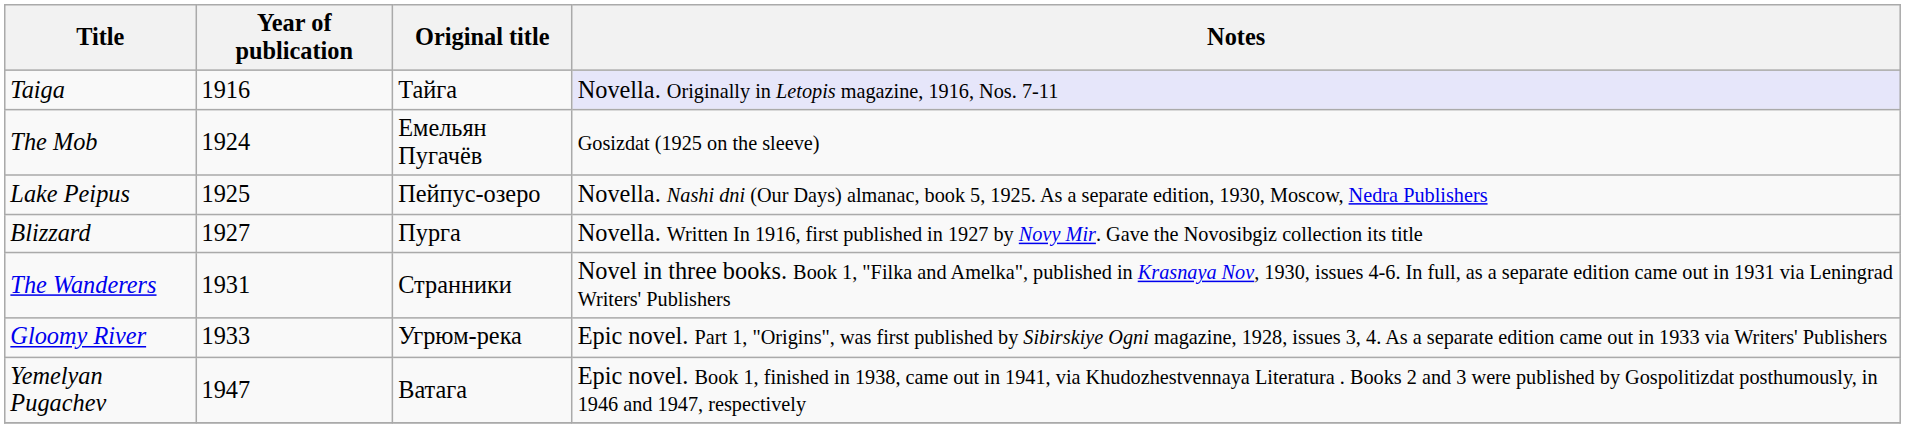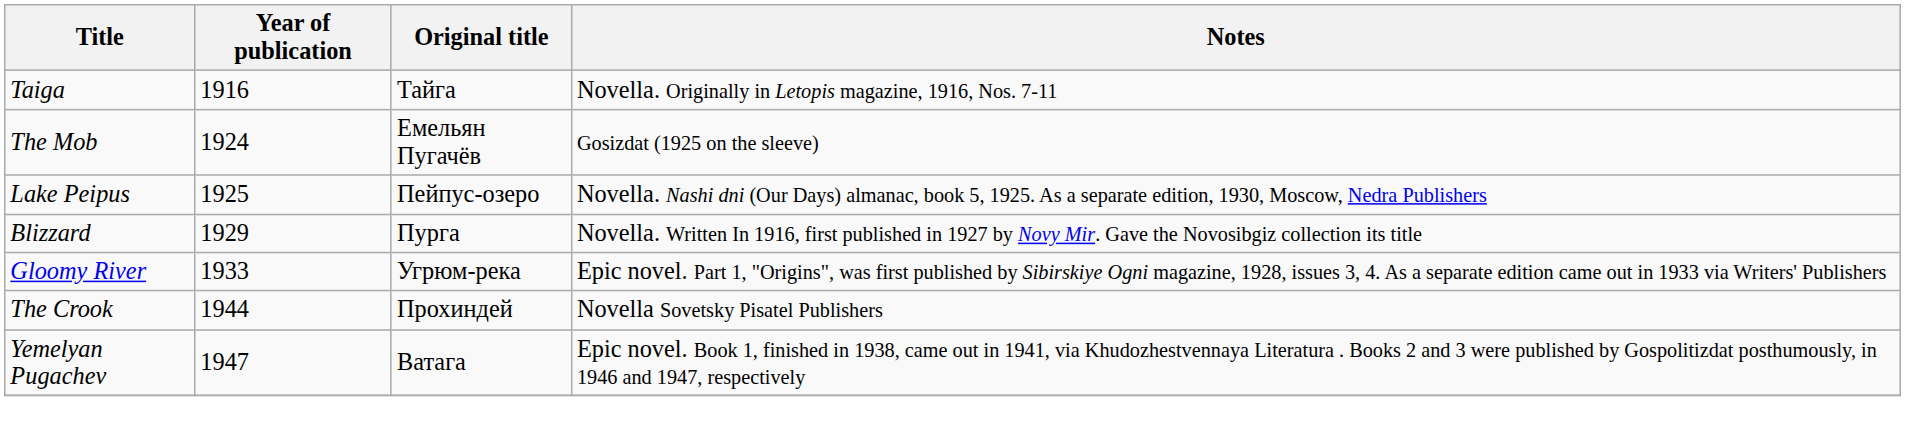(818, 89) lavender background -> (817, 89) no background
(226, 232) 1927 -> (225, 232) 1929
- row: (83, 285)
+ row: (62, 309)
